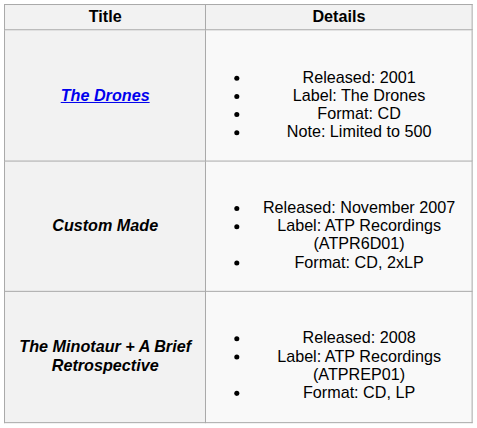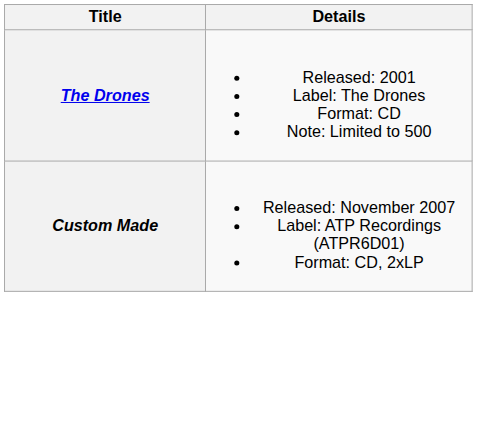- row: (105, 356)
